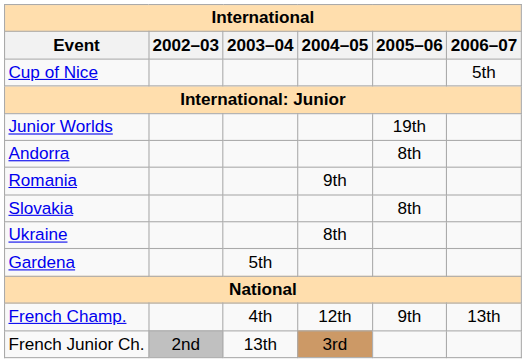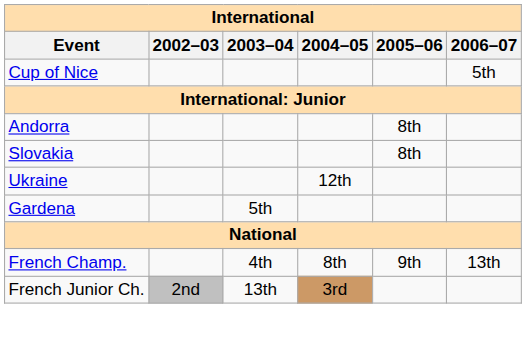- row: (61, 126)
- row: (43, 180)
(335, 235) 8th -> (335, 180) 12th
(335, 316) 12th -> (335, 262) 8th
